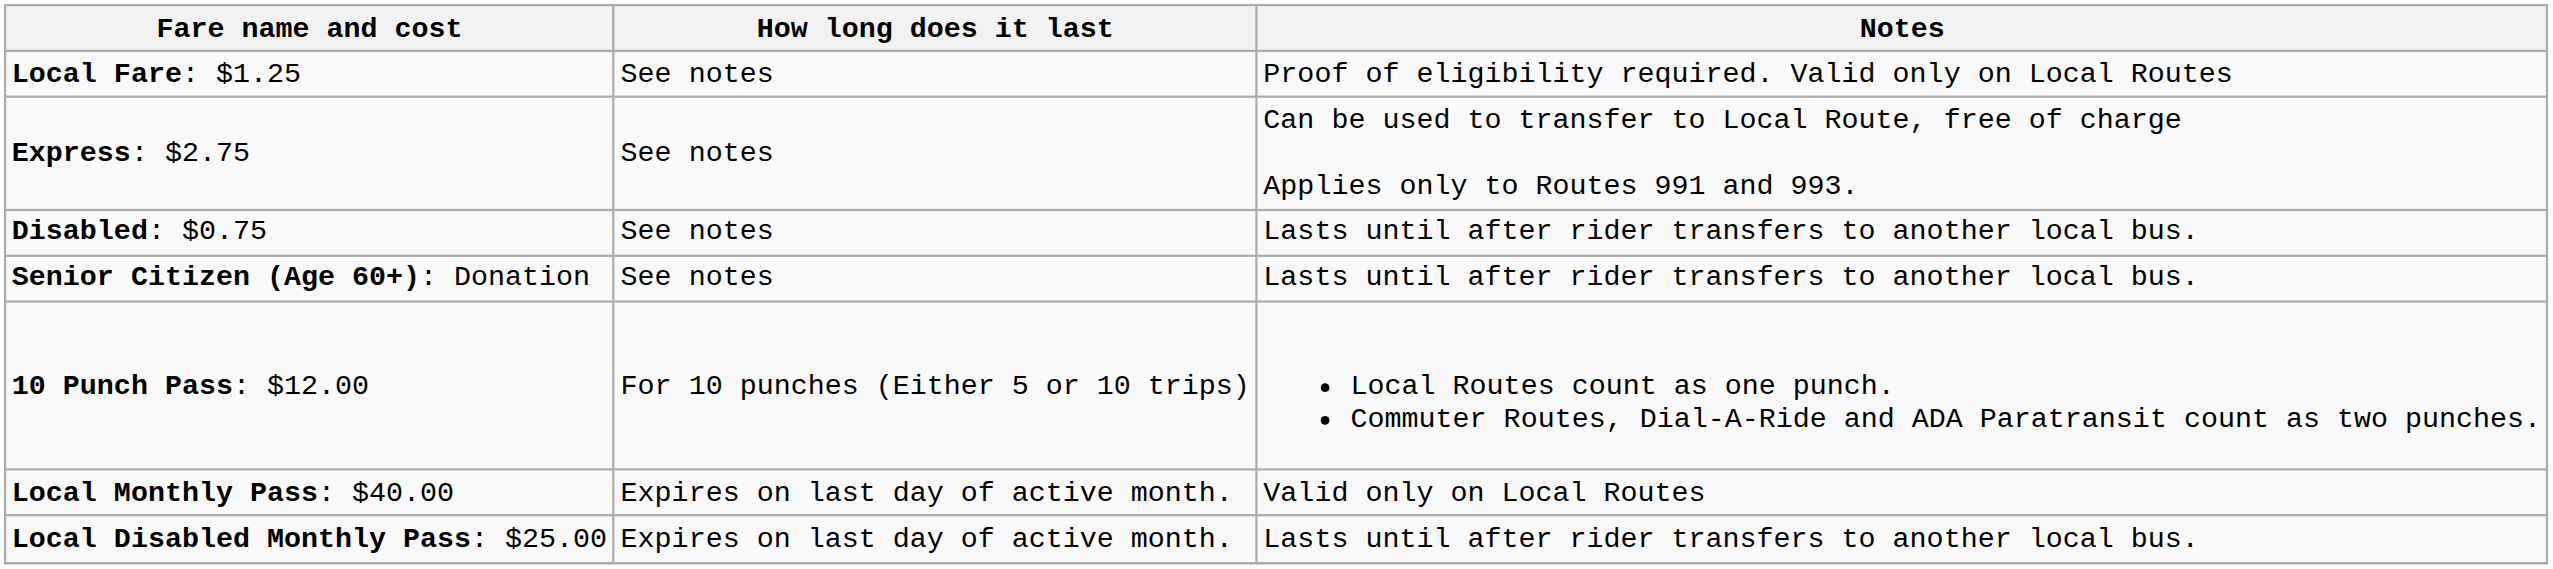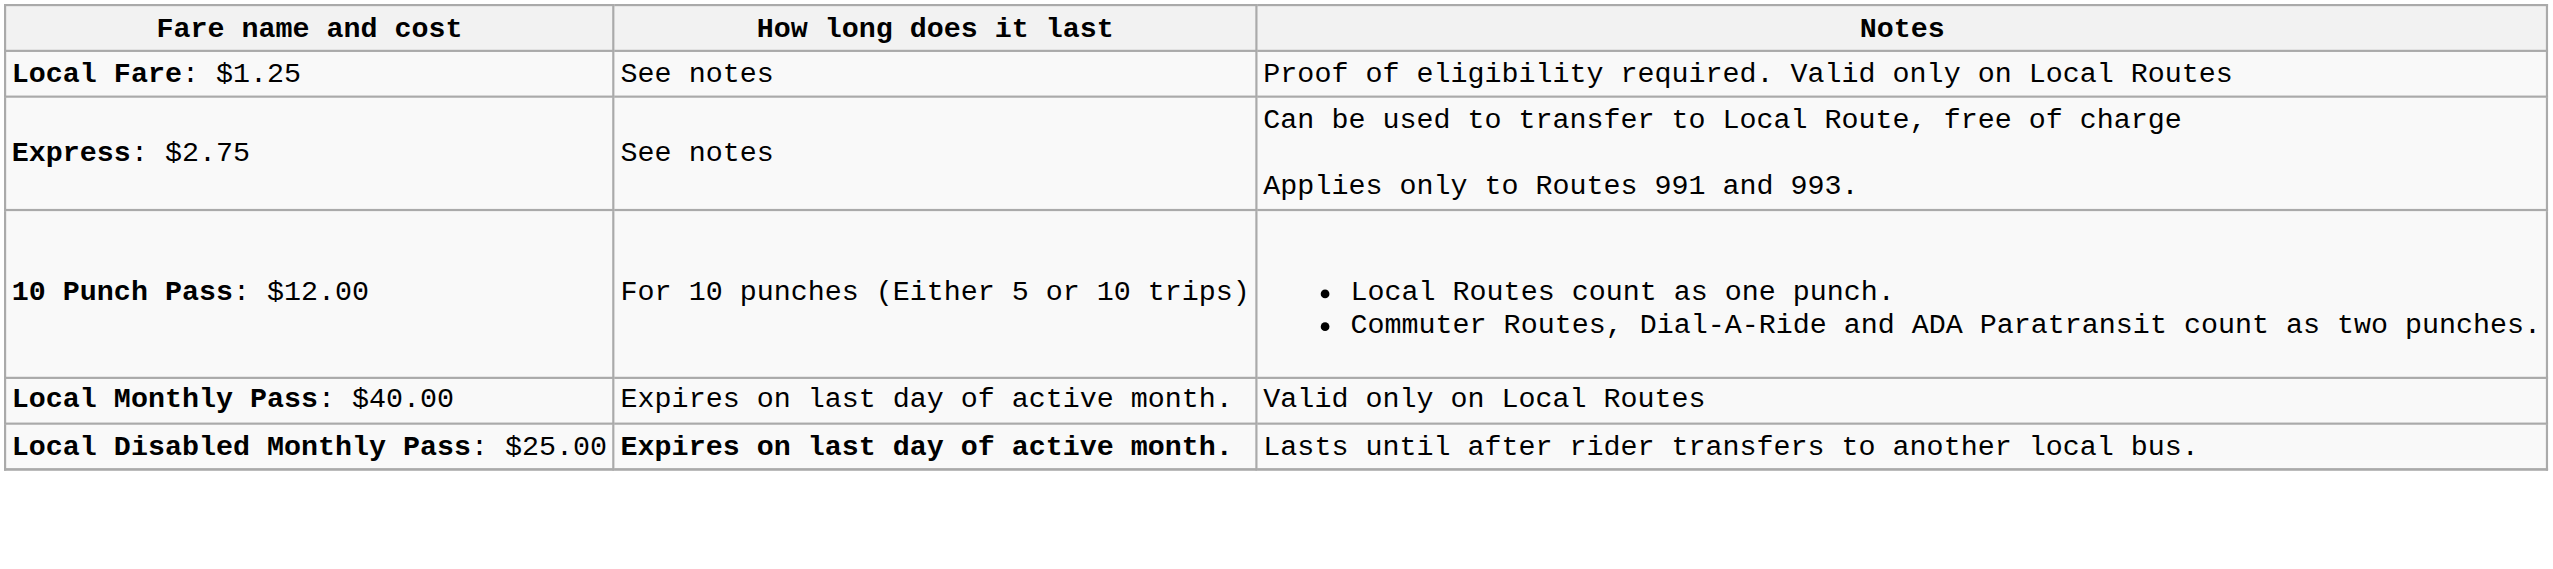- row: (139, 232)
- row: (301, 278)
(927, 539) normal -> (927, 447) bold
